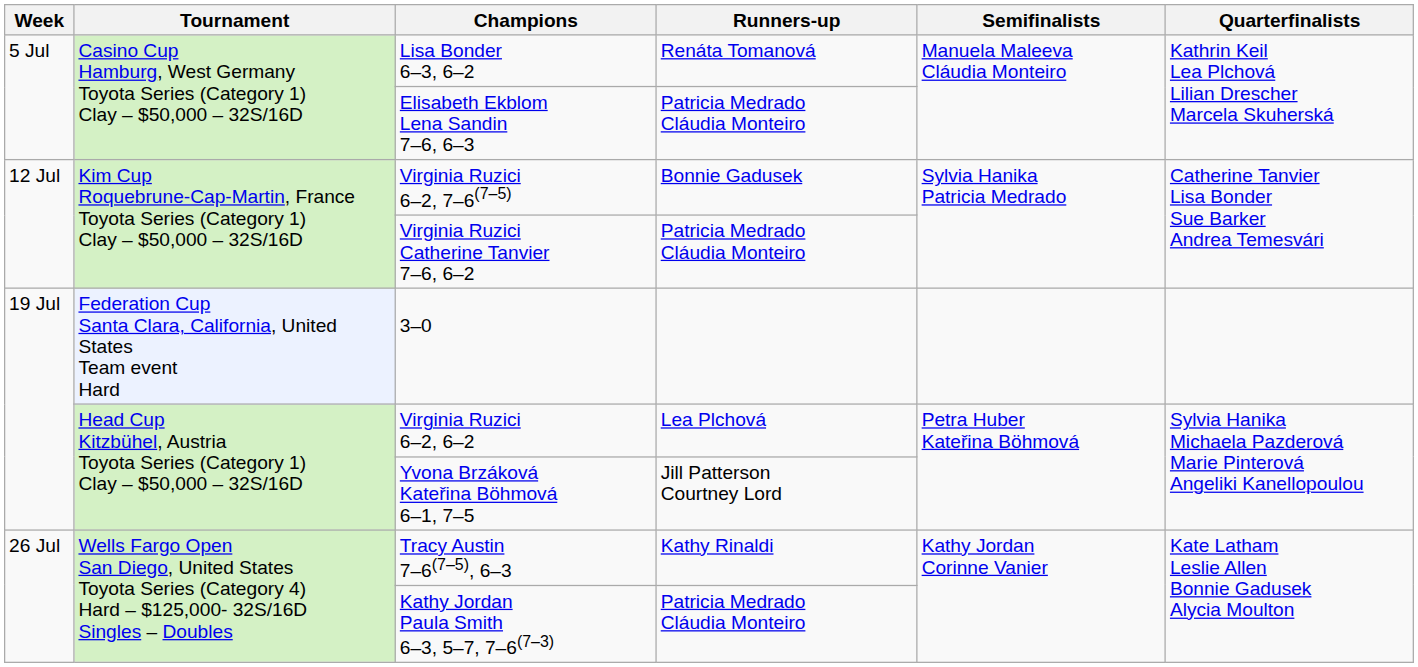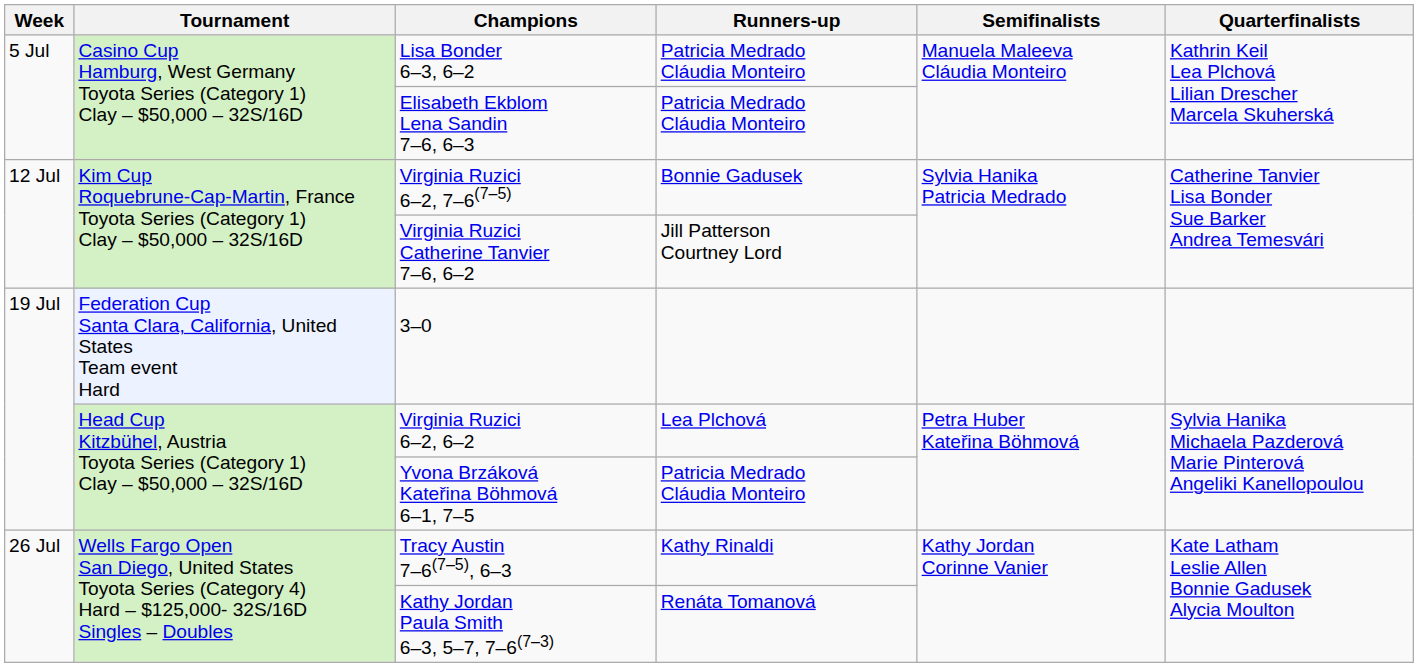(738, 50) Renáta Tomanová -> (733, 61) Patricia Medrado Cláudia Monteiro
(733, 242) Patricia Medrado Cláudia Monteiro -> (721, 242) Jill Patterson Courtney Lord
(721, 482) Jill Patterson Courtney Lord -> (733, 482) Patricia Medrado Cláudia Monteiro
(733, 611) Patricia Medrado Cláudia Monteiro -> (738, 600) Renáta Tomanová
